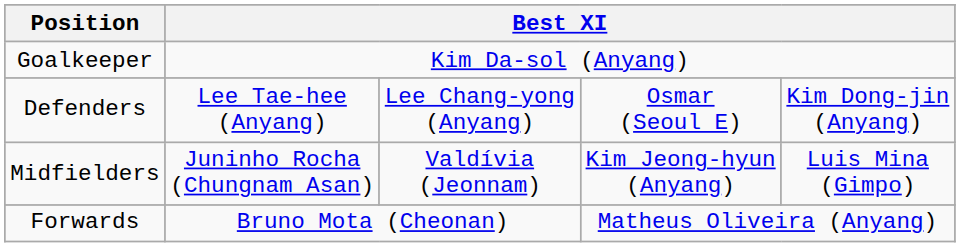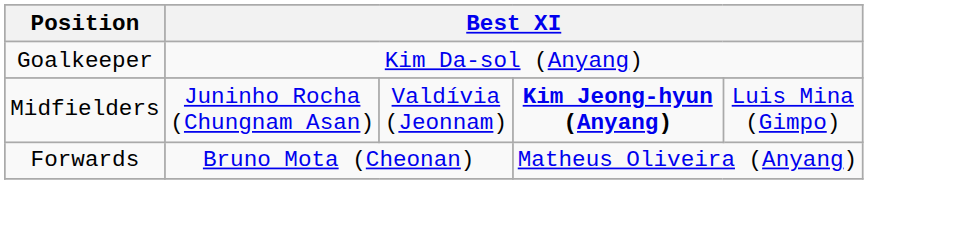- row: (85, 110)
(681, 173) normal -> (618, 110) bold
